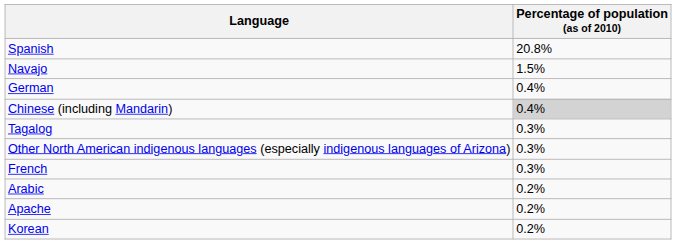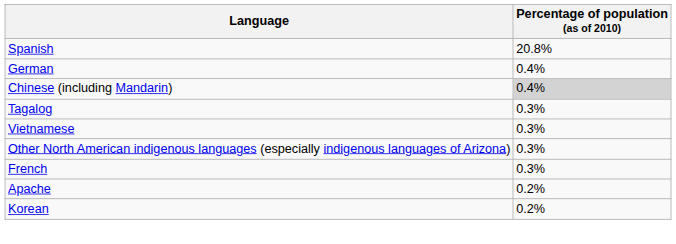- row: (28, 68)
+ row: (41, 128)
- row: (26, 189)
